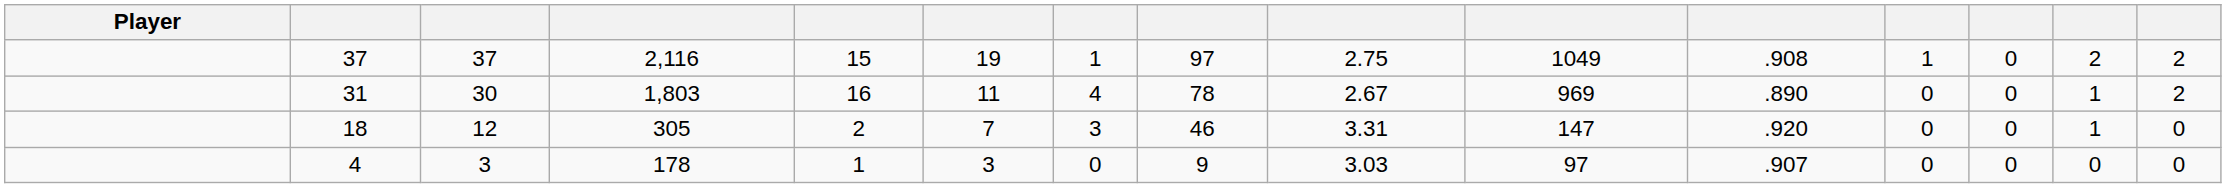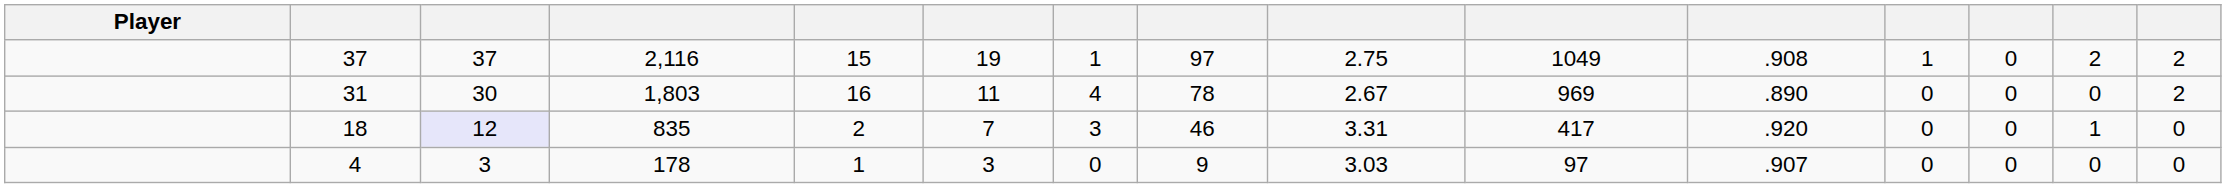(2095, 93) 1 -> (2095, 93) 0
(485, 128) no background -> (485, 128) lavender background
(672, 128) 305 -> (672, 128) 835
(1576, 128) 147 -> (1576, 128) 417
